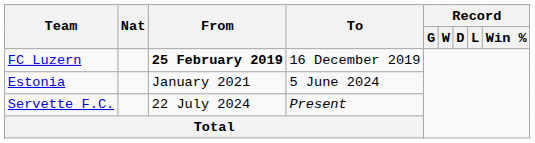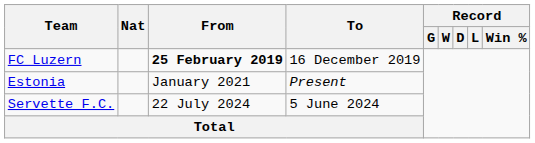(334, 82) 5 June 2024 -> (318, 82) Present
(318, 105) Present -> (334, 105) 5 June 2024
